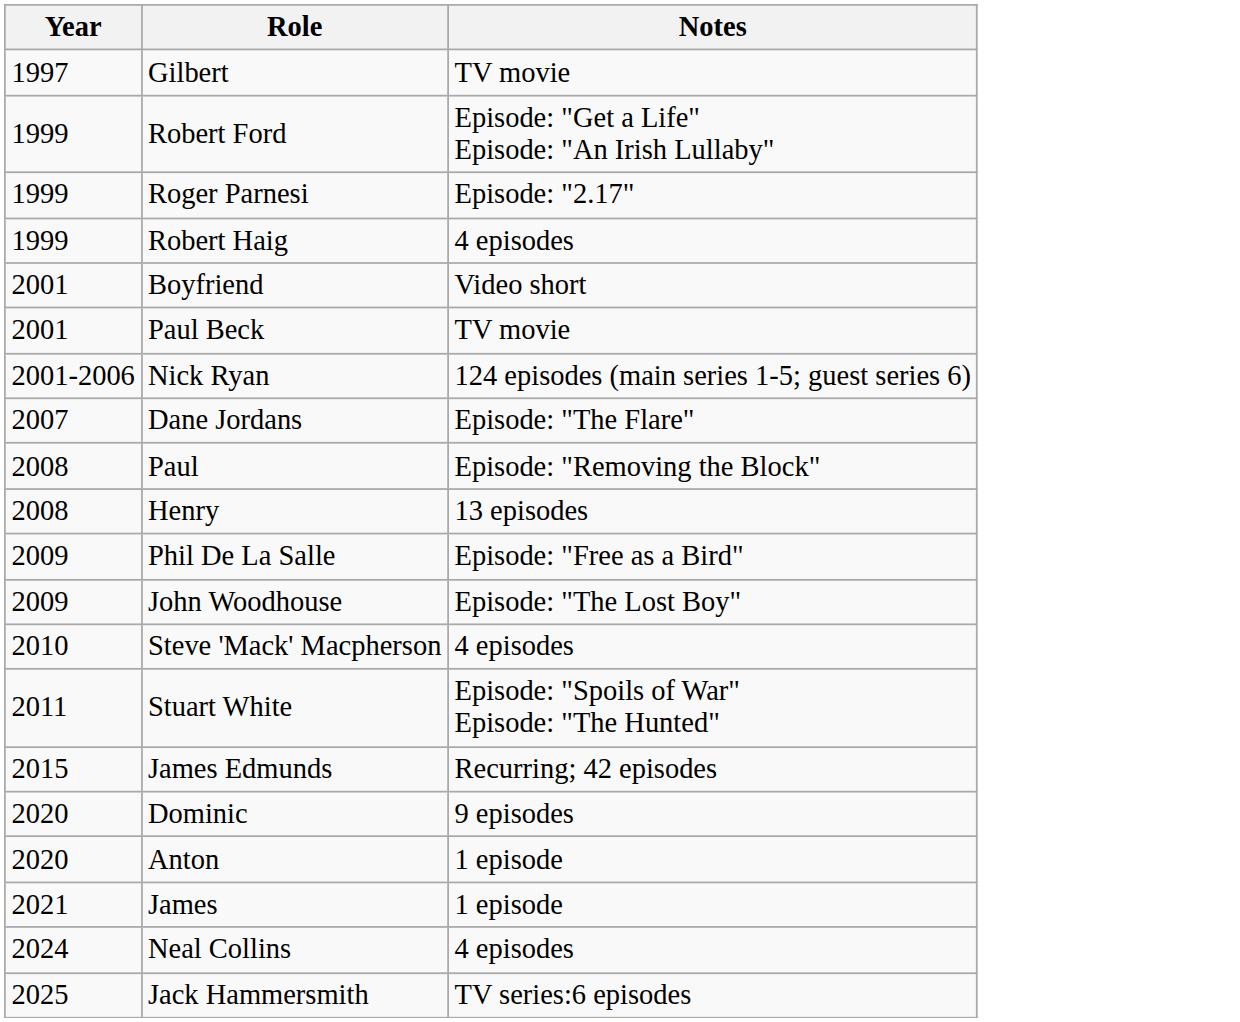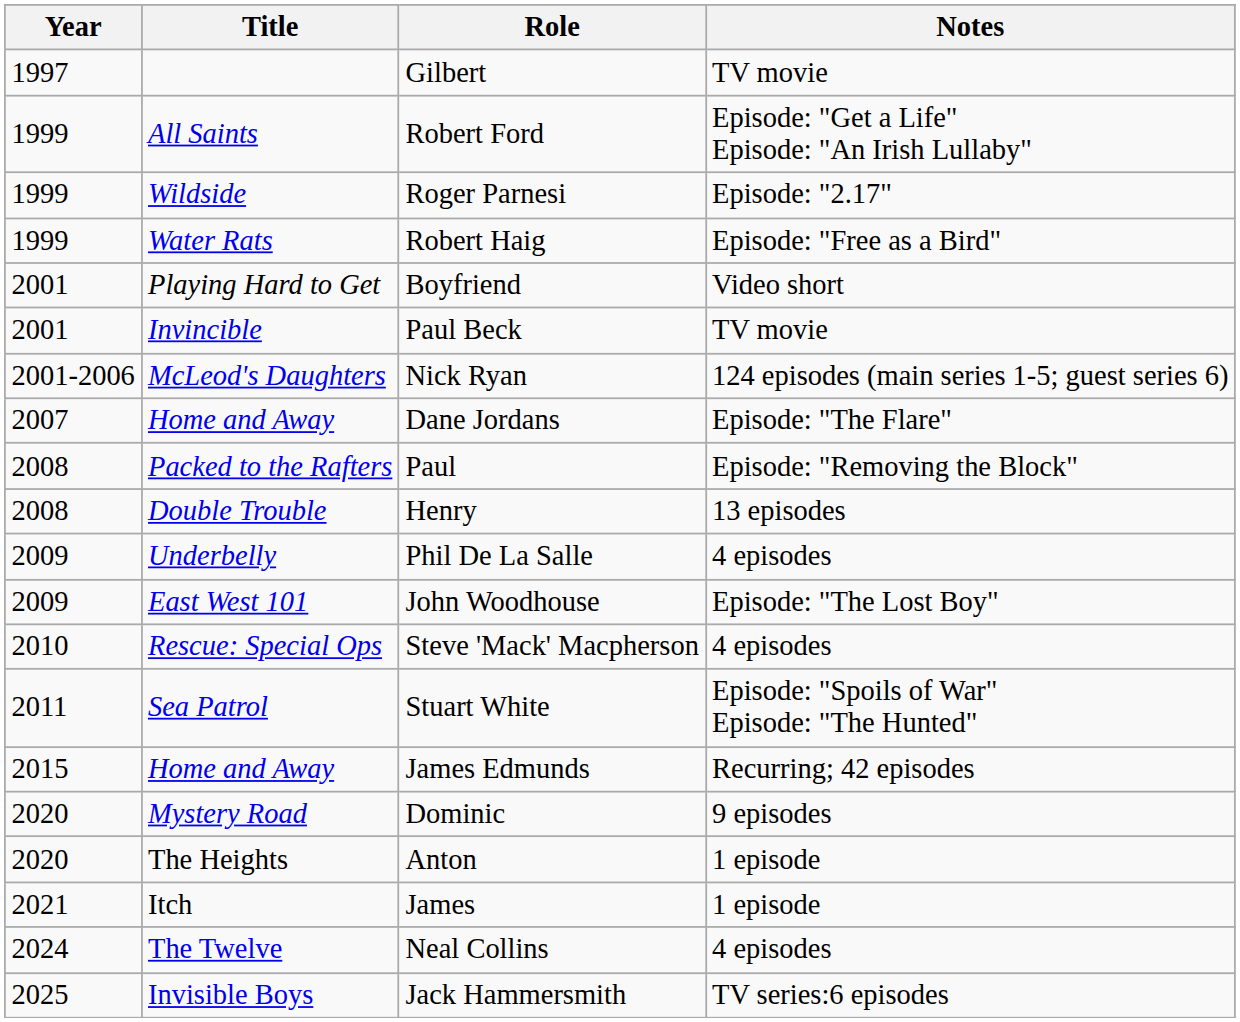+ column: (270, 27)
(514, 239) 4 episodes -> (857, 239) Episode: "Free as a Bird"
(599, 555) Episode: "Free as a Bird" -> (772, 555) 4 episodes
